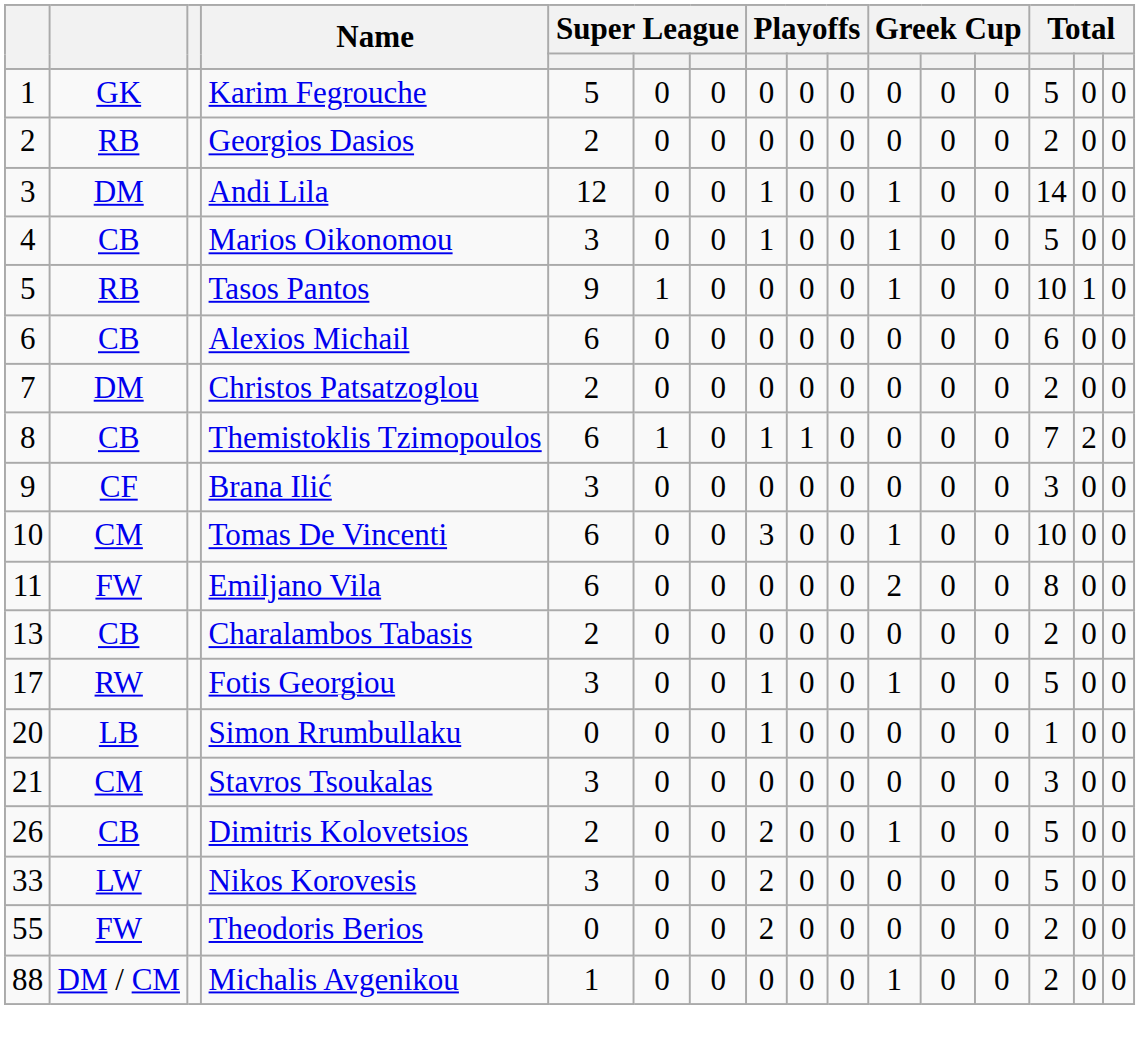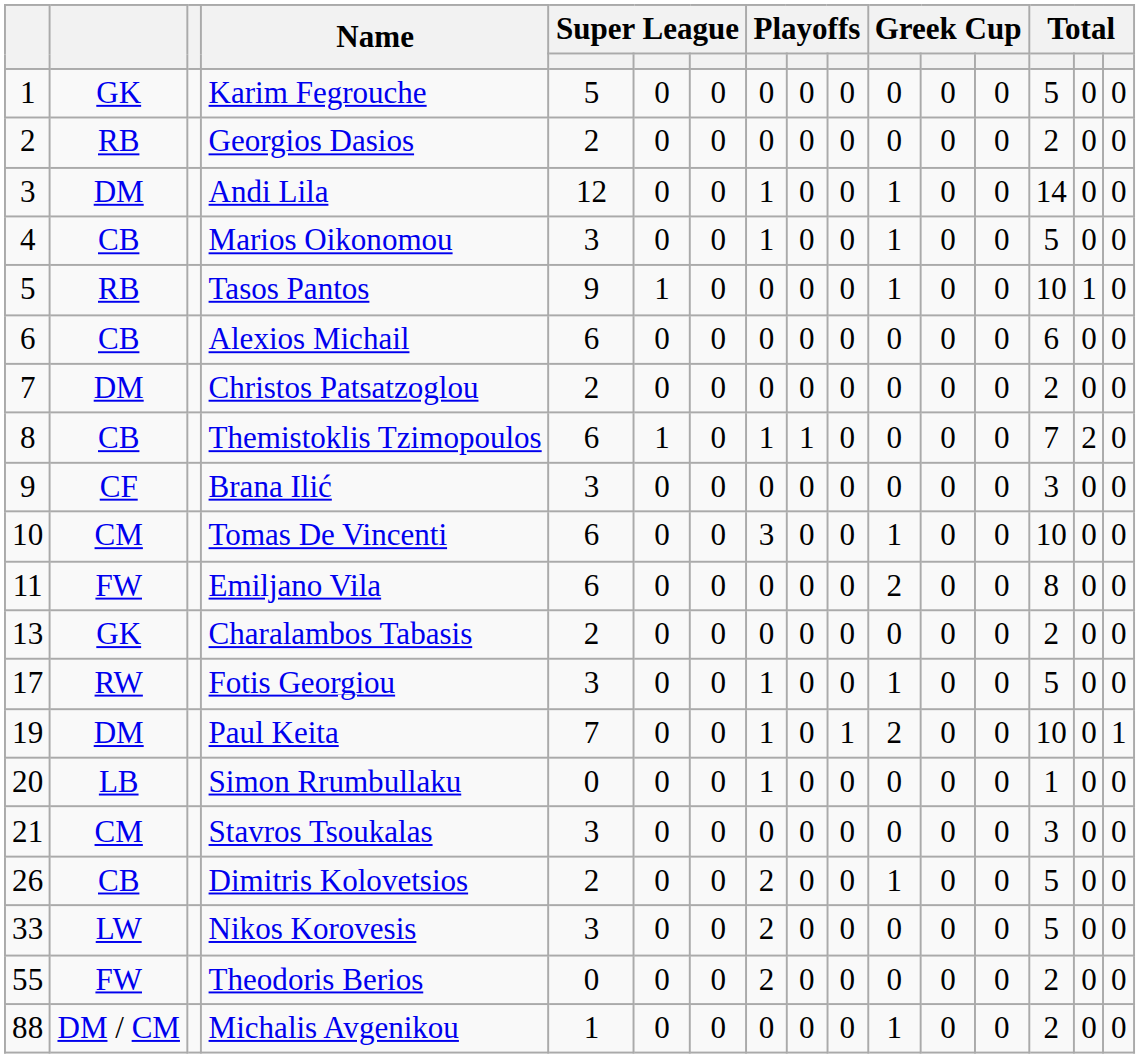(119, 634) CB -> (119, 634) GK
+ row: (274, 732)
